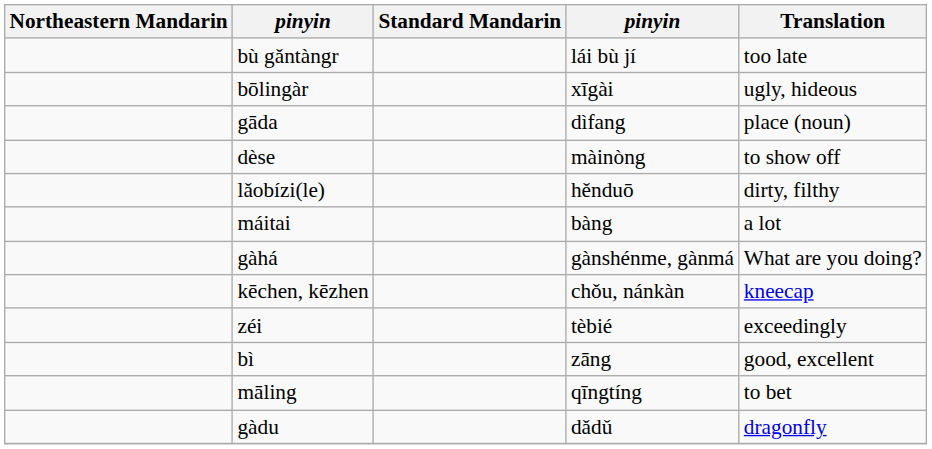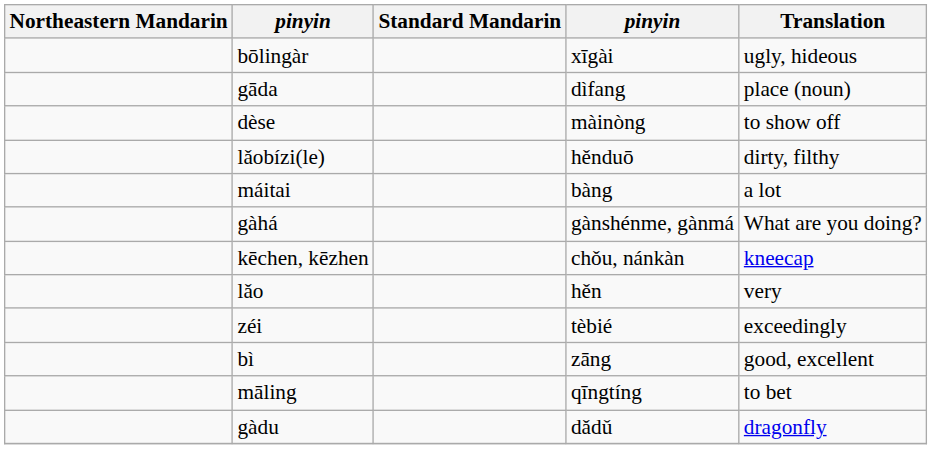- row: (288, 55)
+ row: (250, 291)
